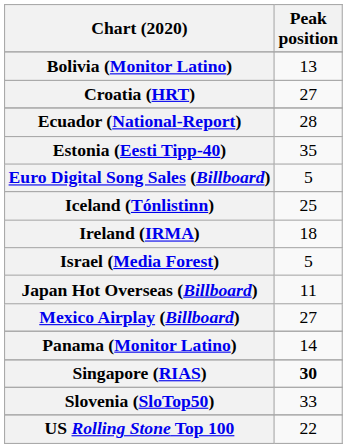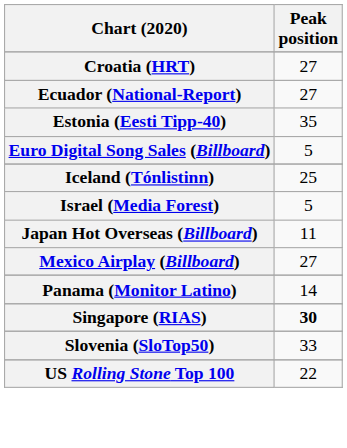- row: (139, 66)
(308, 121) 28 -> (308, 94) 27
- row: (139, 233)
